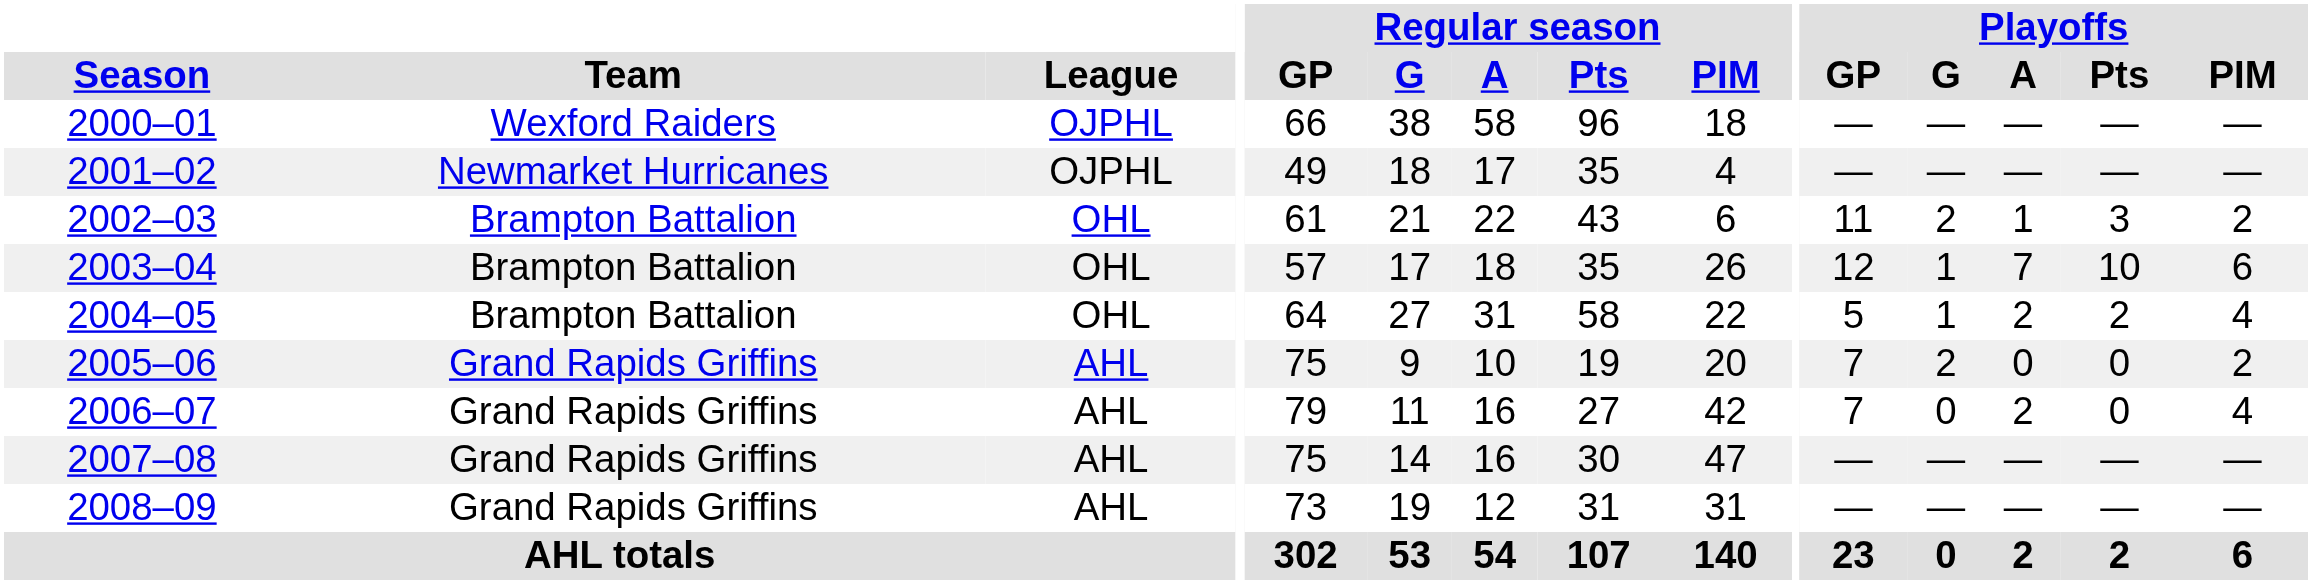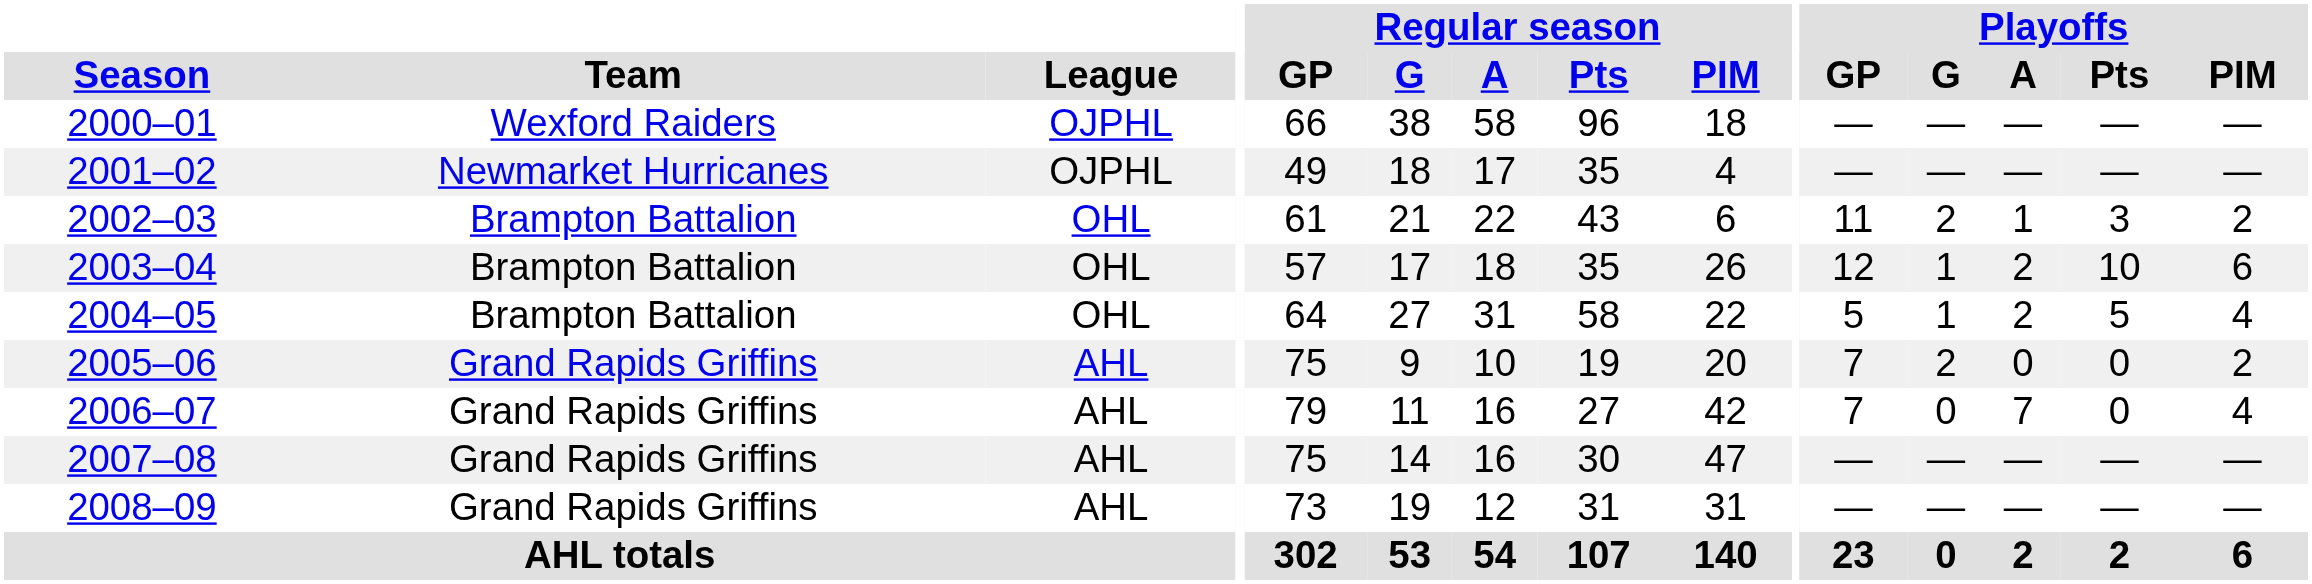(2023, 267) 7 -> (2023, 267) 2
(2119, 315) 2 -> (2119, 315) 5
(2023, 411) 2 -> (2023, 411) 7
